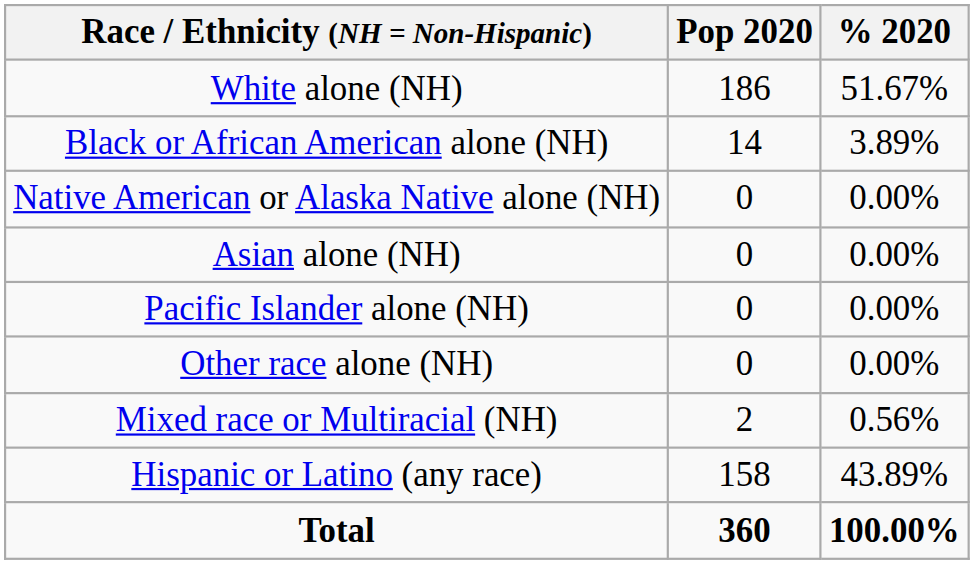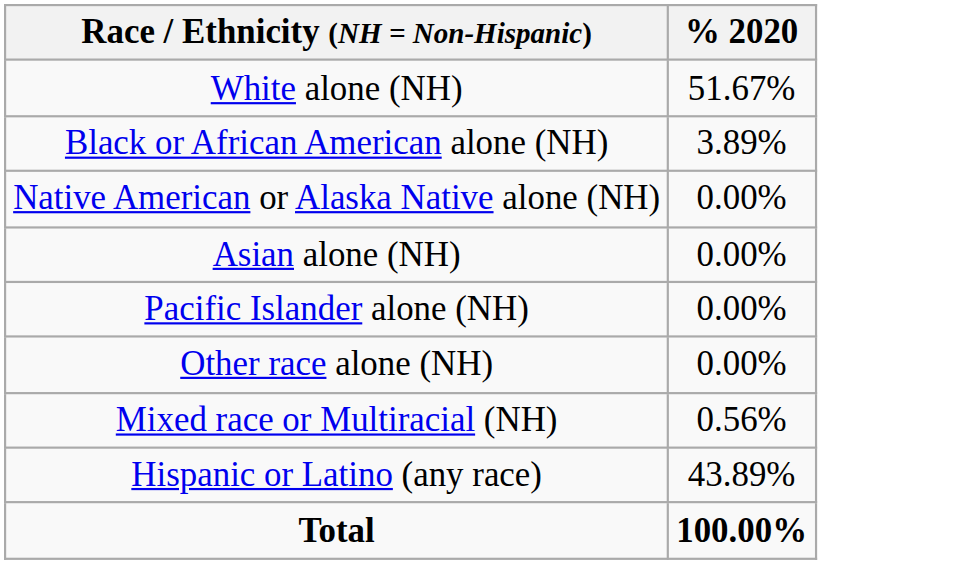- column: (745, 32)
